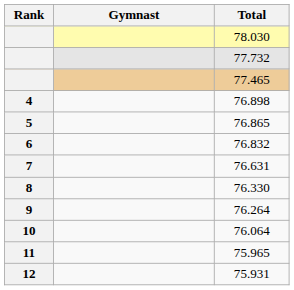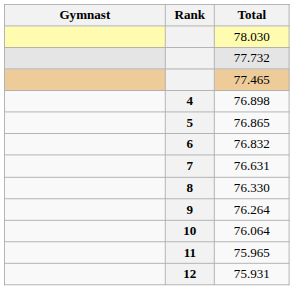columns swapped: (29, 15) <-> (134, 15)
